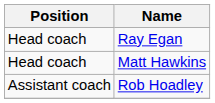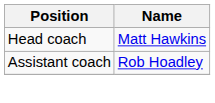- row: (150, 39)
